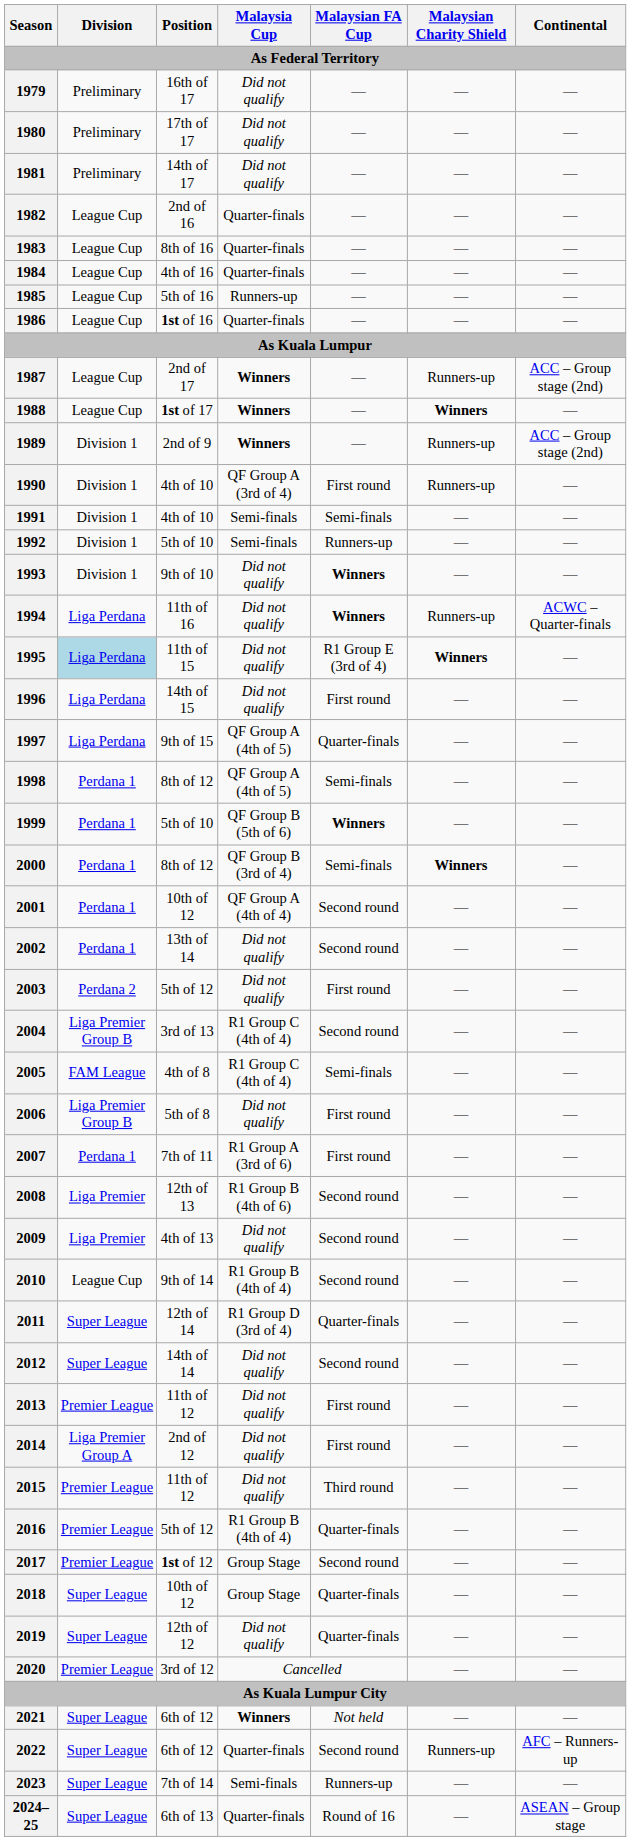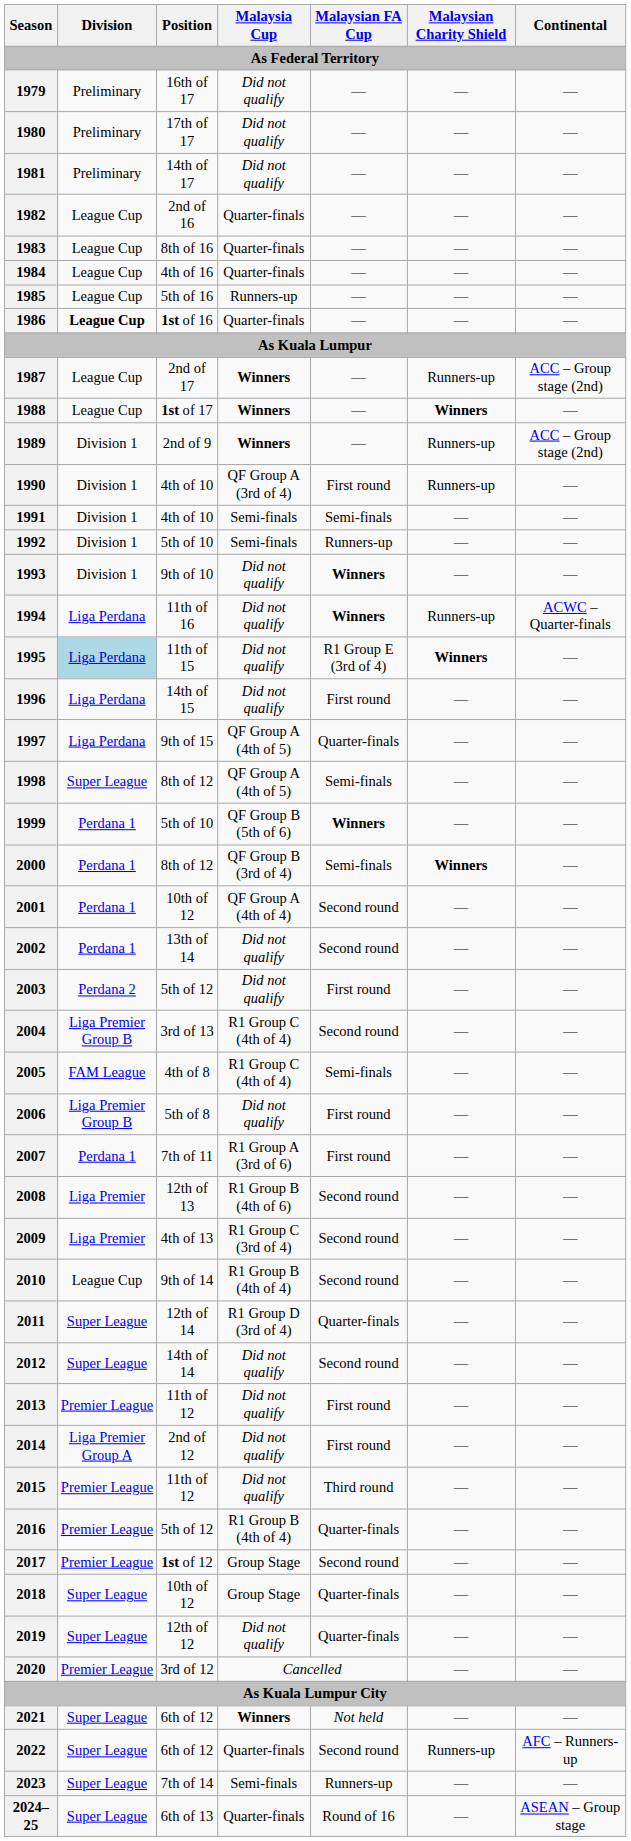(107, 320) normal -> (107, 320) bold
(107, 782) Perdana 1 -> (107, 782) Super League
(264, 1238) Did not qualify -> (264, 1238) R1 Group C (3rd of 4)
